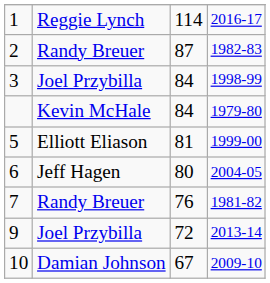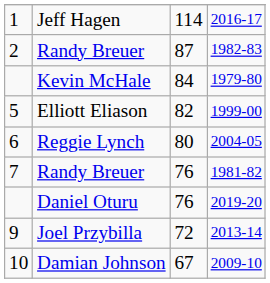(91, 19) Reggie Lynch -> (79, 19) Jeff Hagen
- row: (236, 80)
(184, 141) 81 -> (184, 111) 82
(79, 171) Jeff Hagen -> (91, 141) Reggie Lynch
+ row: (236, 202)
